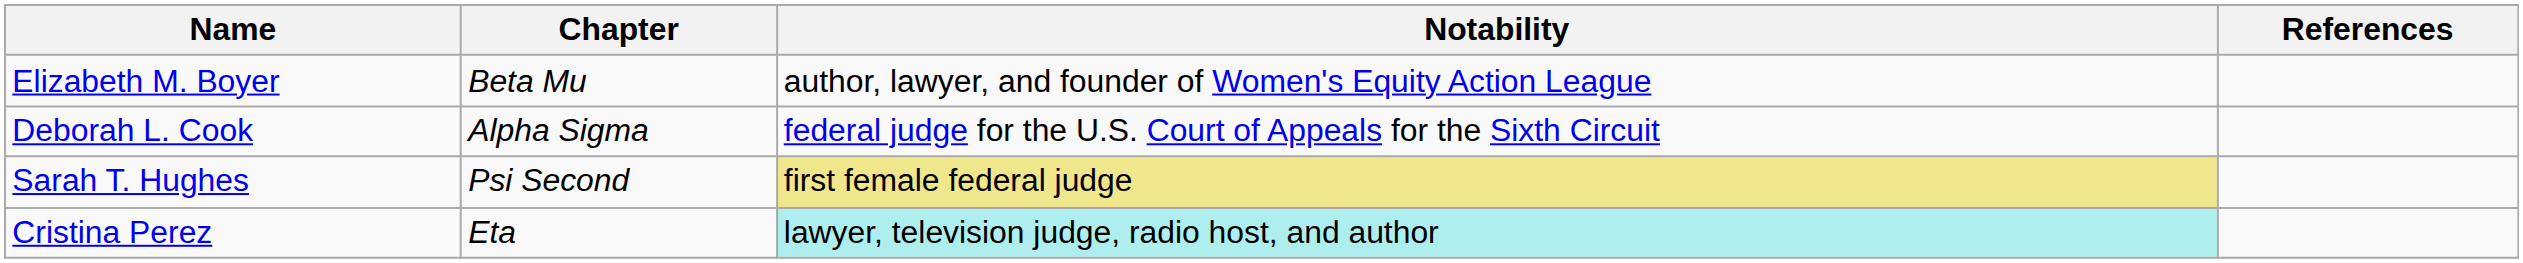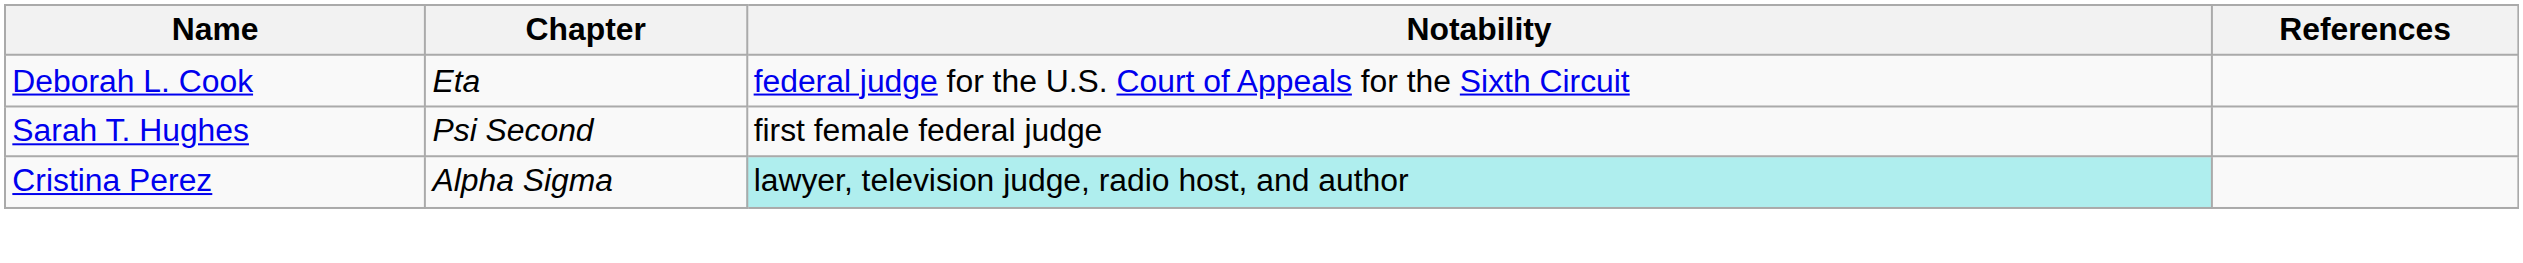- row: (146, 80)
(558, 130) Alpha Sigma -> (456, 80) Eta
(958, 181) khaki background -> (928, 130) no background
(492, 231) Eta -> (523, 181) Alpha Sigma
